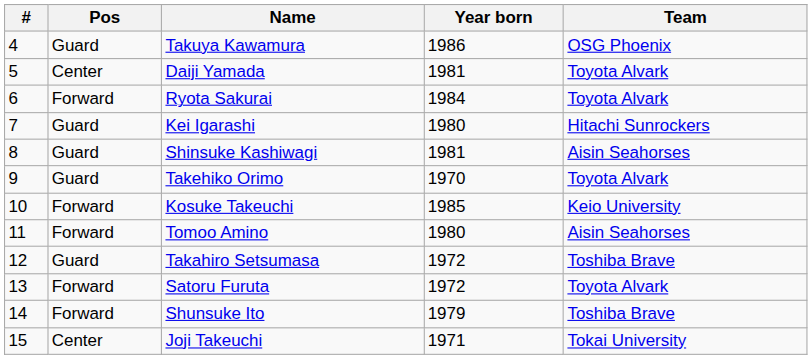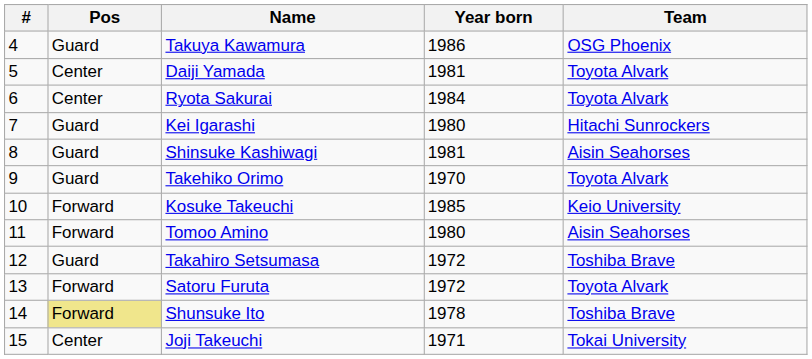(83, 98) Forward -> (77, 98) Center
(83, 313) no background -> (83, 313) khaki background
(447, 313) 1979 -> (447, 313) 1978
